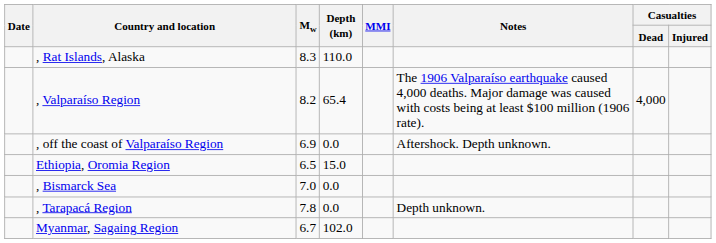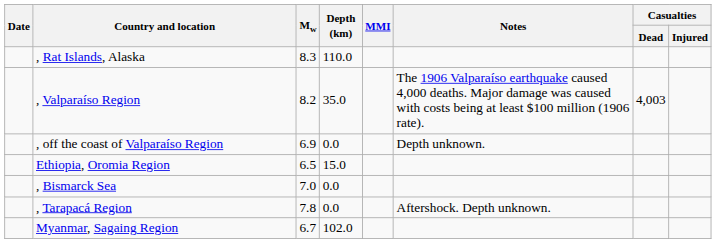(334, 100) 65.4 -> (334, 100) 35.0
(651, 100) 4,000 -> (651, 100) 4,003
(474, 144) Aftershock. Depth unknown. -> (441, 144) Depth unknown.
(441, 207) Depth unknown. -> (474, 207) Aftershock. Depth unknown.
